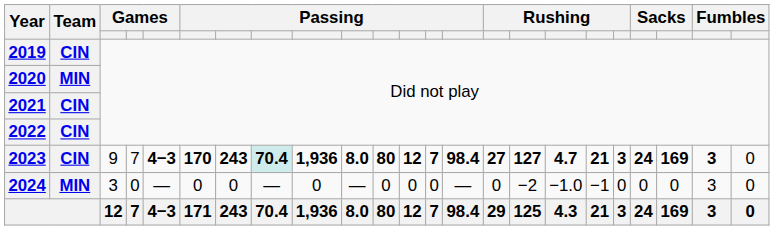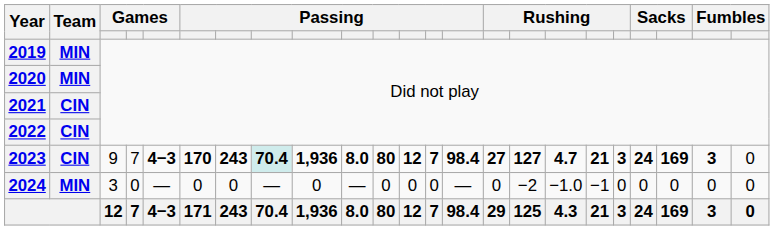(75, 52) CIN -> (75, 52) MIN
(712, 185) 3 -> (712, 185) 0
